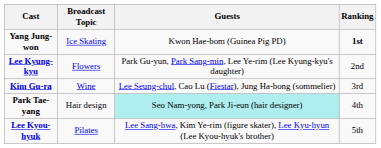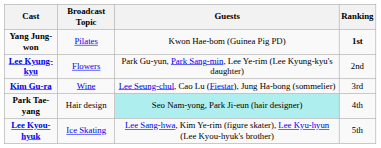(86, 42) Ice Skating -> (86, 42) Pilates
(86, 131) Pilates -> (86, 131) Ice Skating
